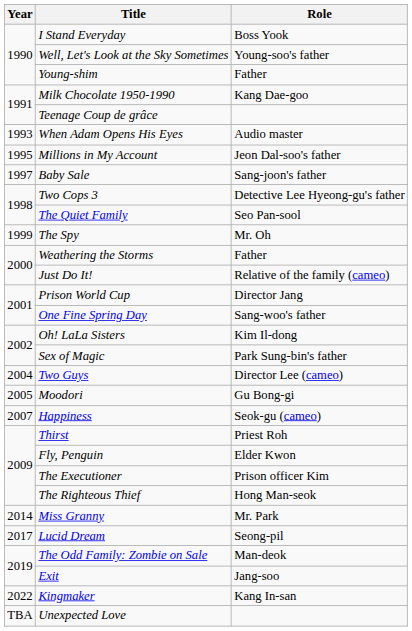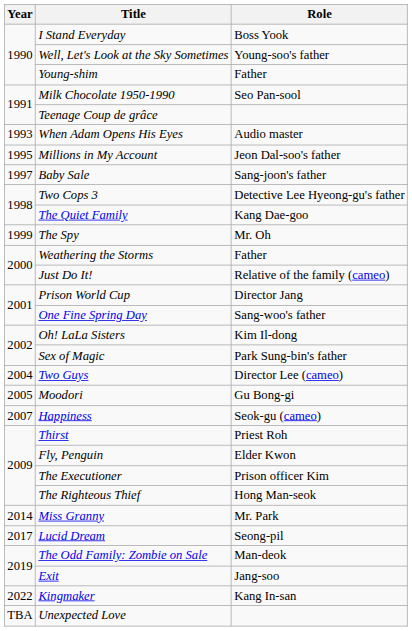(271, 94) Kang Dae-goo -> (267, 94) Seo Pan-sool
(267, 214) Seo Pan-sool -> (271, 214) Kang Dae-goo
